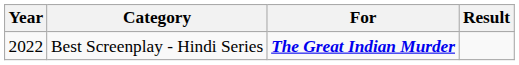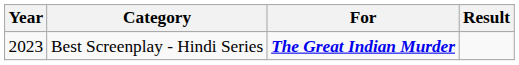(26, 45) 2022 -> (26, 45) 2023
